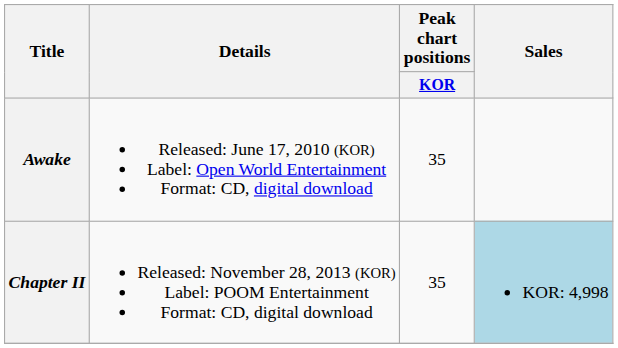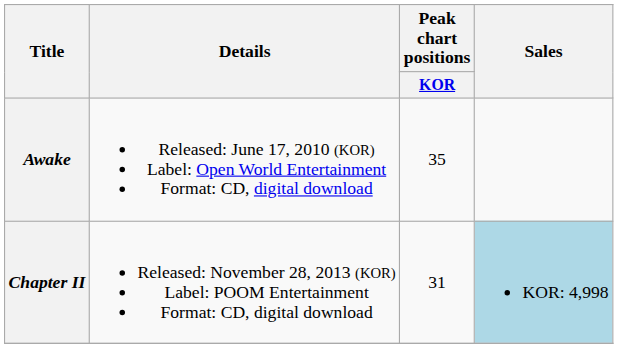(437, 281) 35 -> (437, 281) 31
